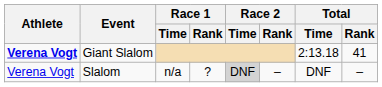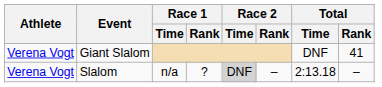(42, 53) bold -> (41, 53) normal
(318, 53) 2:13.18 -> (315, 53) DNF
(318, 72) DNF -> (315, 72) 2:13.18
